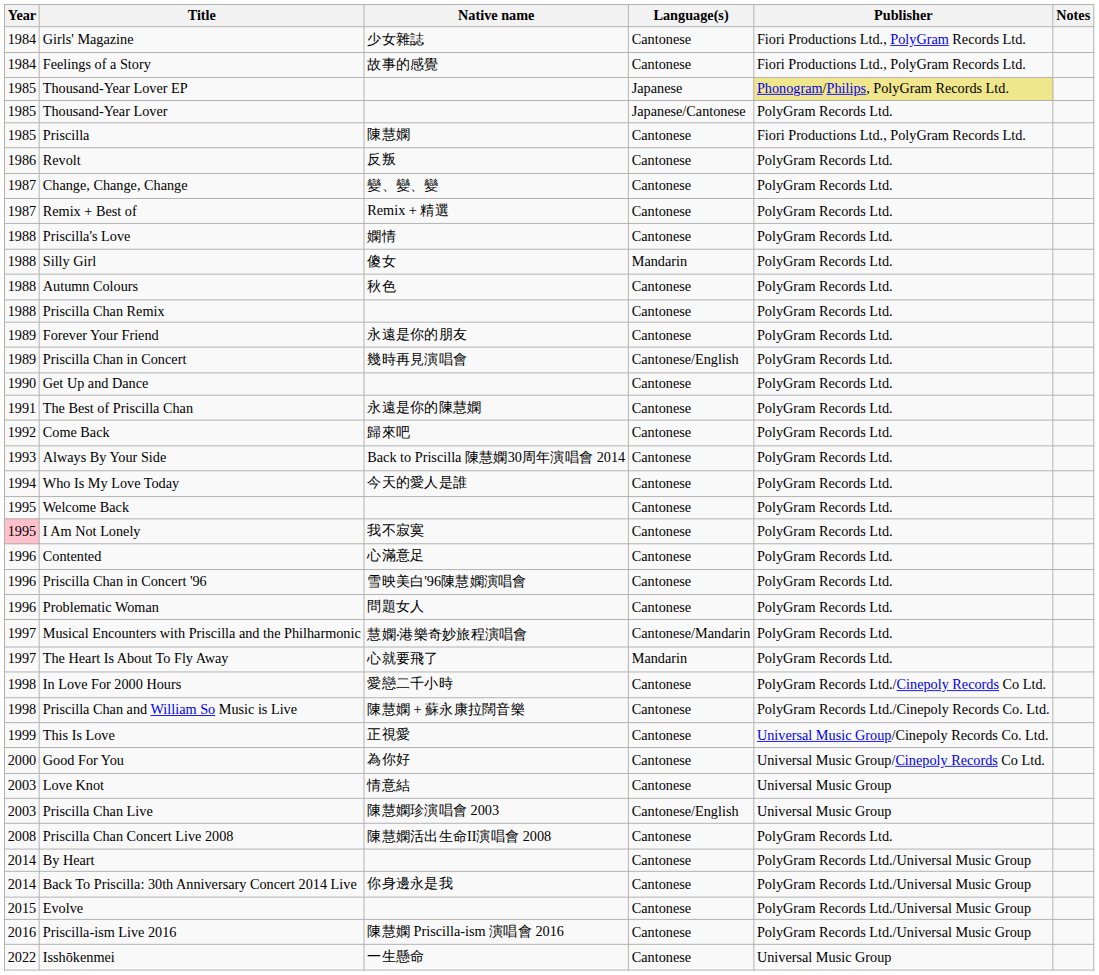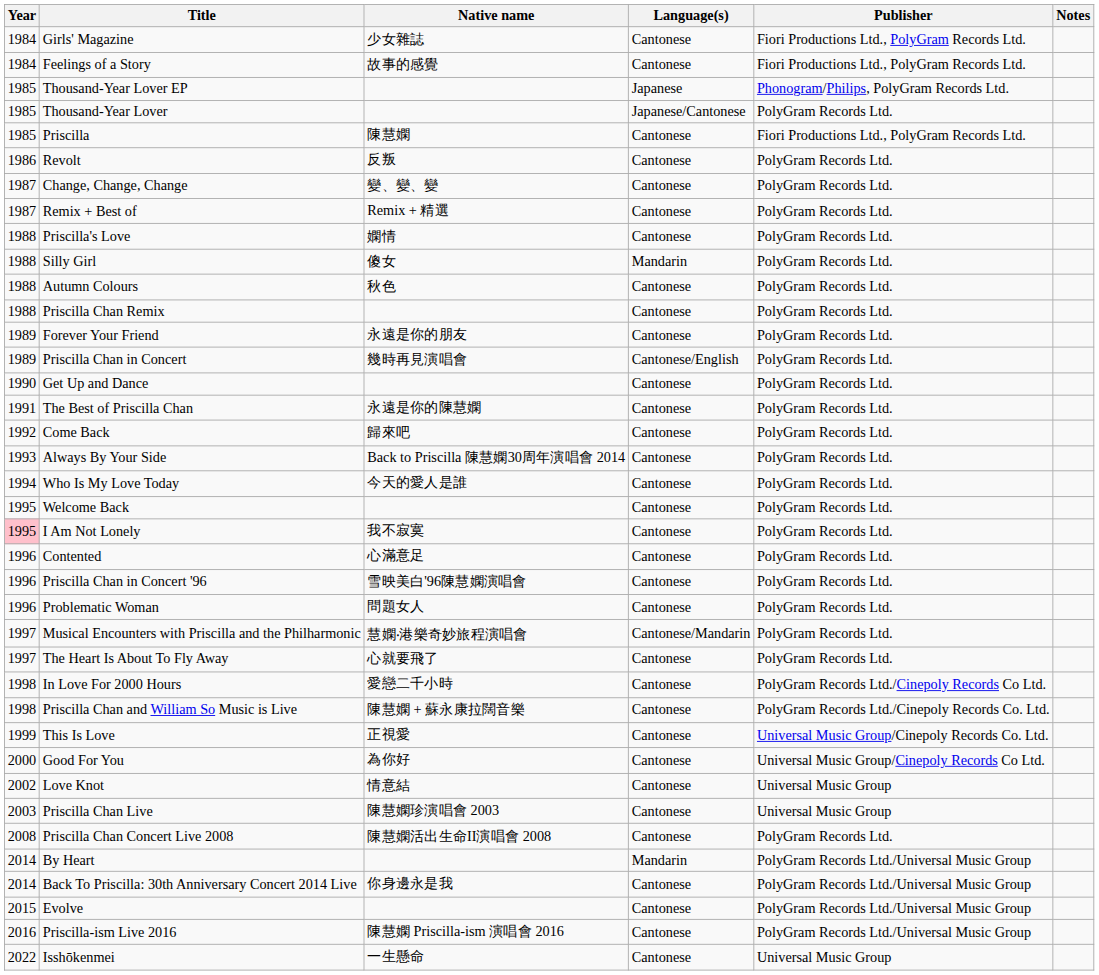(883, 88) khaki background -> (883, 88) no background
(659, 659) Mandarin -> (661, 659) Cantonese
(22, 785) 2003 -> (22, 785) 2002
(685, 811) Cantonese/English -> (661, 811) Cantonese
(661, 860) Cantonese -> (659, 860) Mandarin
